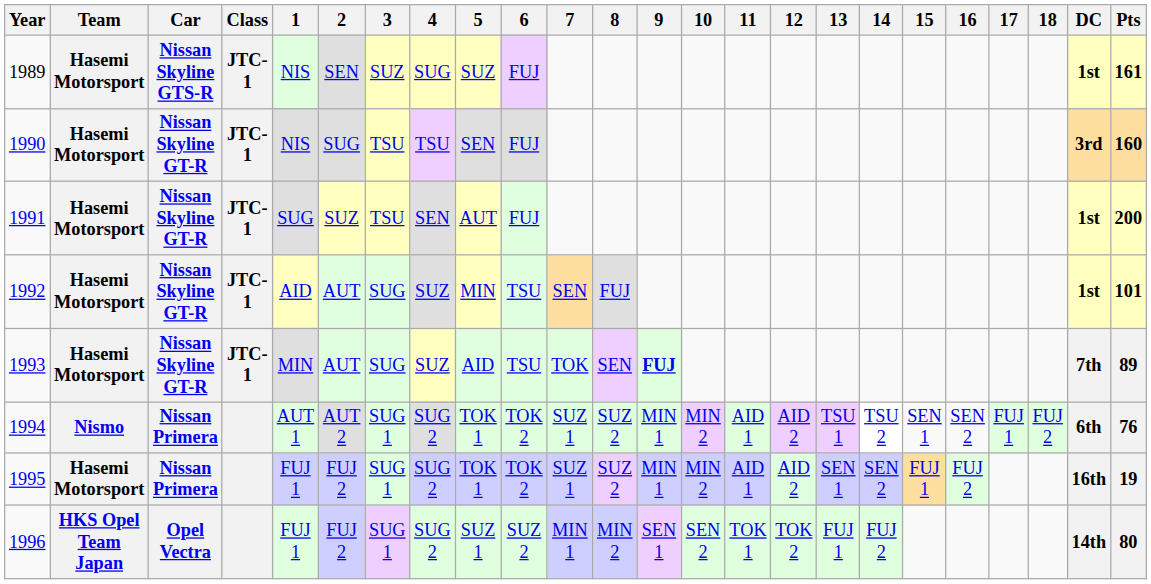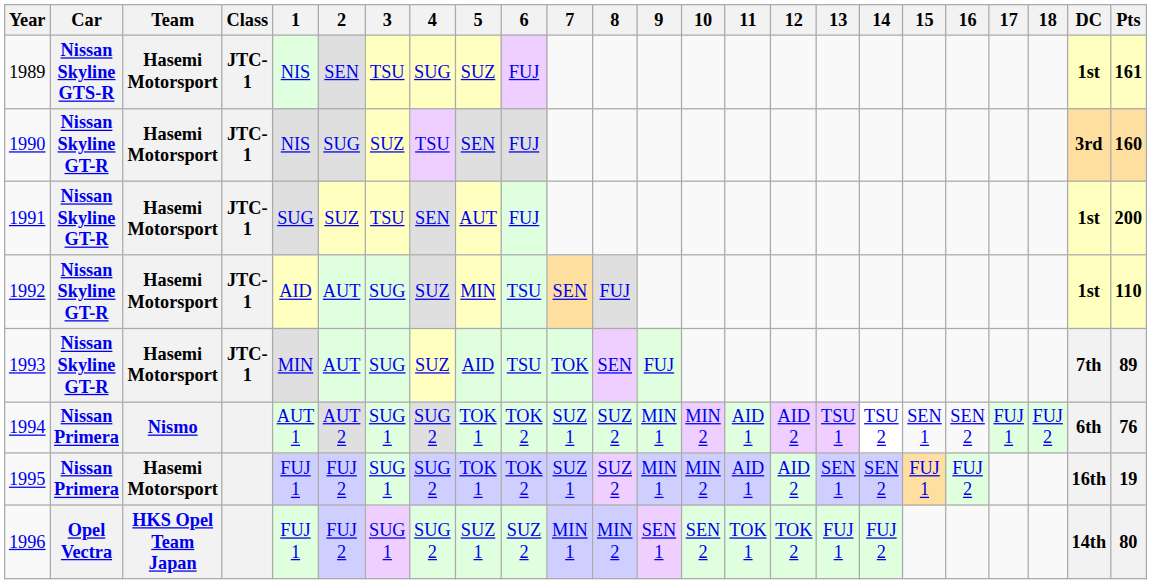columns swapped: (99, 19) <-> (185, 19)
(387, 71) SUZ -> (387, 71) TSU
(387, 145) TSU -> (387, 145) SUZ
(1128, 291) 101 -> (1128, 291) 110
(659, 365) bold -> (659, 365) normal
